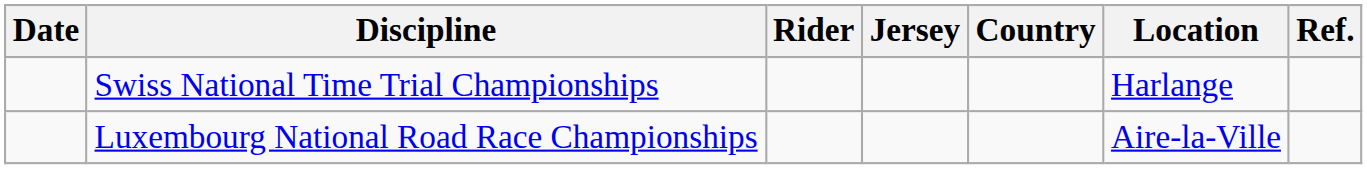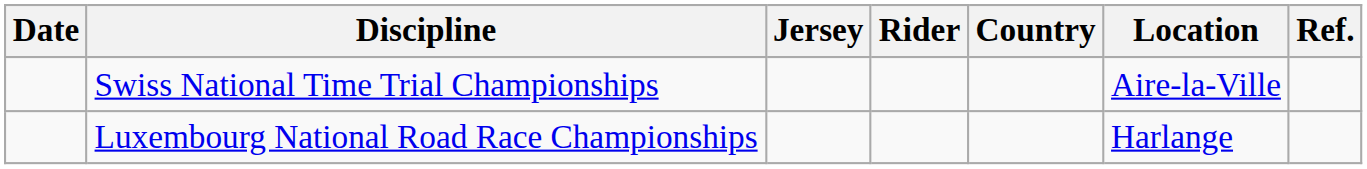columns swapped: (915, 30) <-> (814, 30)
(1172, 83) Harlange -> (1196, 83) Aire-la-Ville
(1196, 136) Aire-la-Ville -> (1172, 136) Harlange
